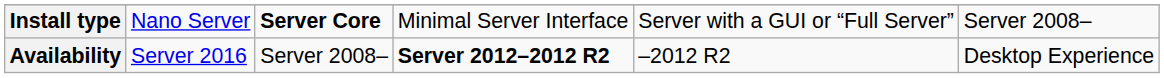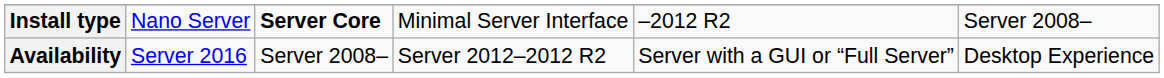(796, 21) Server with a GUI or “Full Server” -> (684, 21) –2012 R2
(504, 55) bold -> (502, 55) normal
(684, 55) –2012 R2 -> (796, 55) Server with a GUI or “Full Server”
